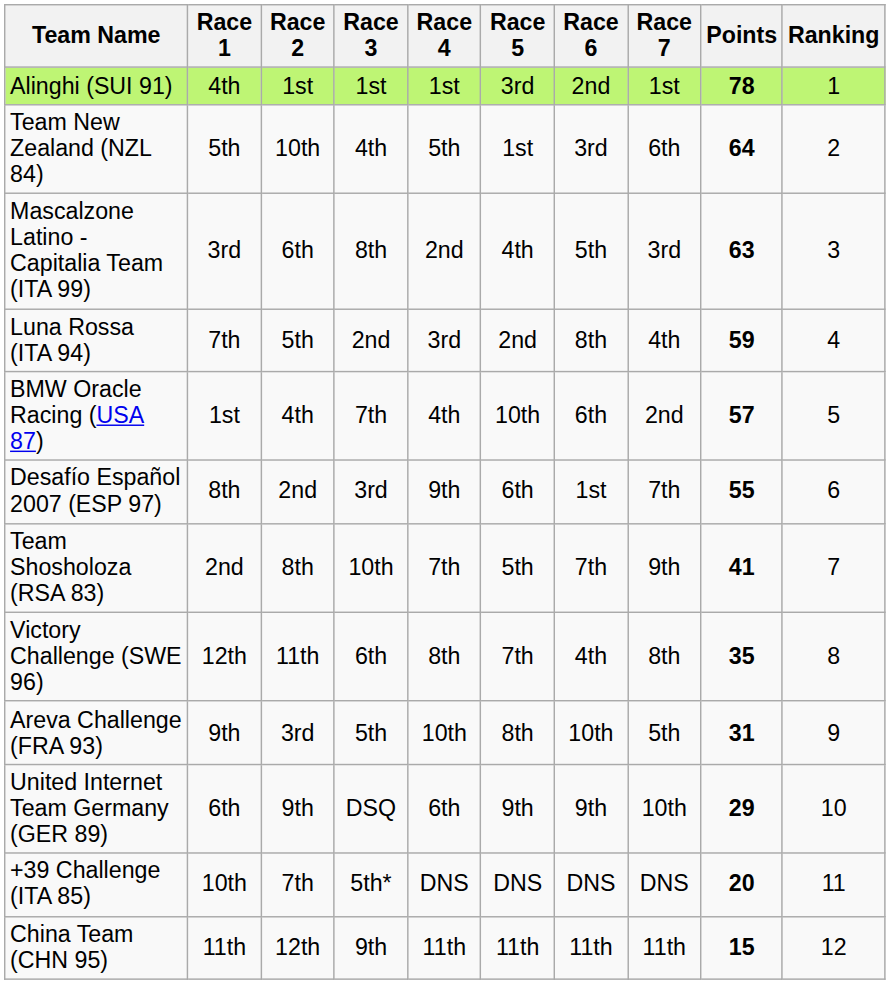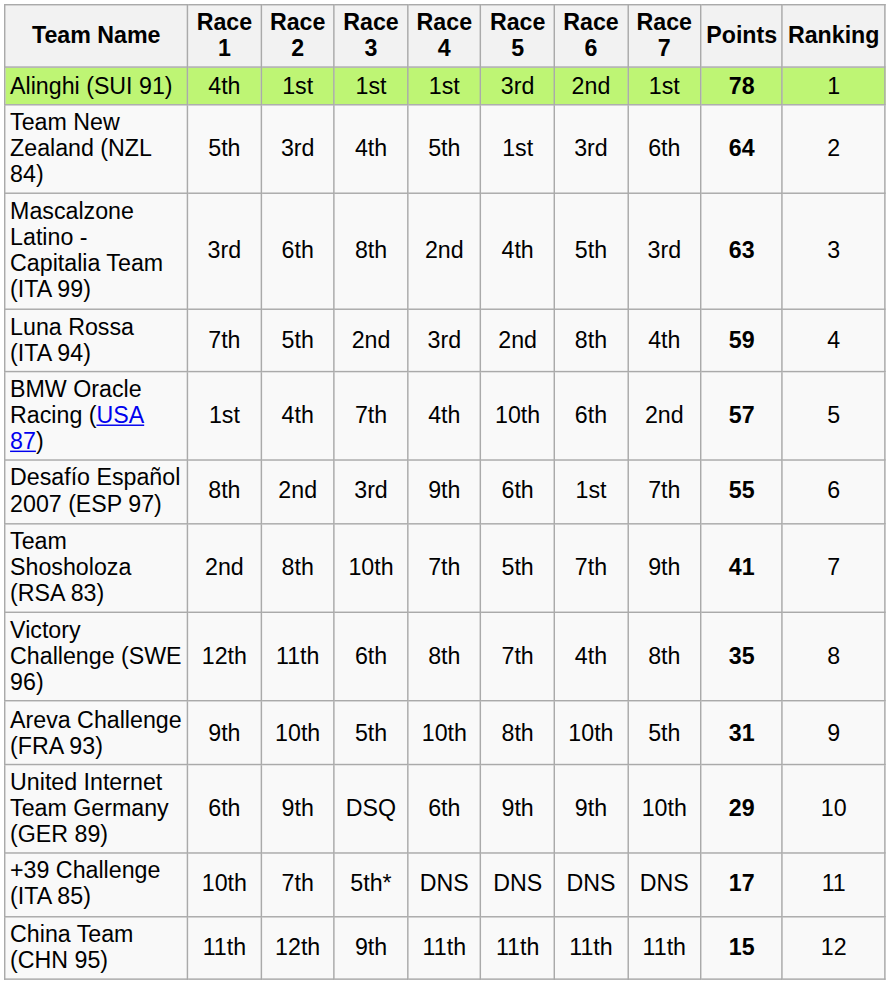(298, 148) 10th -> (298, 148) 3rd
(298, 732) 3rd -> (298, 732) 10th
(742, 884) 20 -> (742, 884) 17
